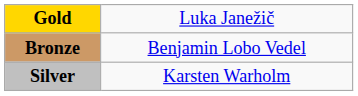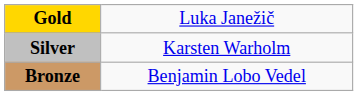rows swapped: (52, 76) <-> (52, 47)
